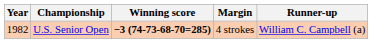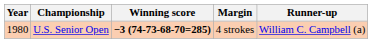(18, 30) 1982 -> (18, 30) 1980
